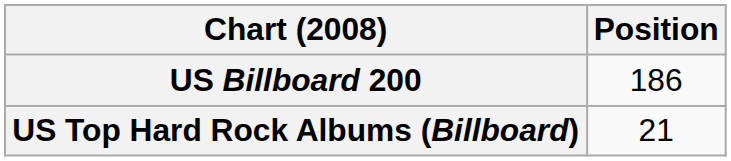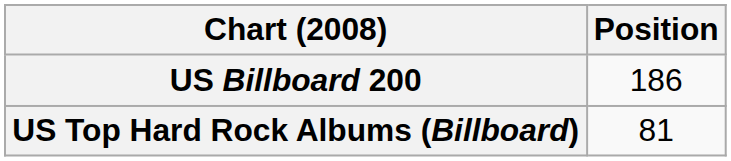(656, 130) 21 -> (656, 130) 81
